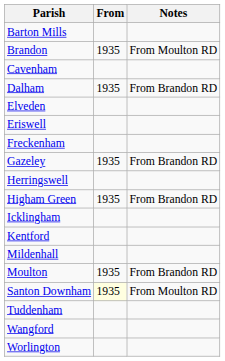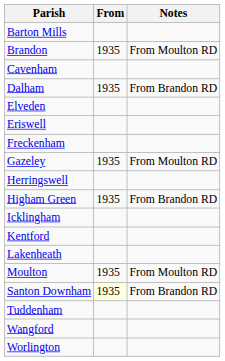(173, 161) From Brandon RD -> (173, 161) From Moulton RD
+ row: (34, 254)
- row: (33, 254)
(173, 273) From Brandon RD -> (173, 273) From Moulton RD
(173, 291) From Moulton RD -> (173, 291) From Brandon RD
